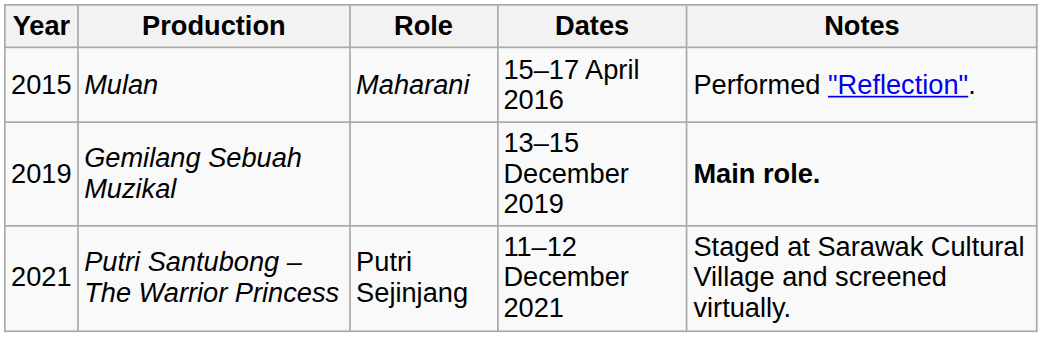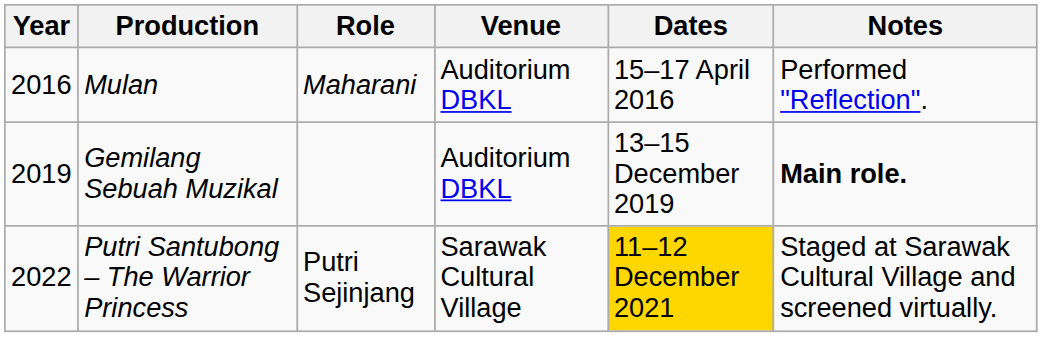+ column: (521, 26)
(41, 84) 2015 -> (41, 84) 2016
(41, 277) 2021 -> (41, 277) 2022
(566, 277) no background -> (677, 277) gold background
